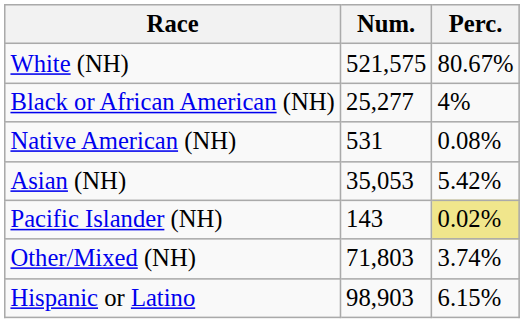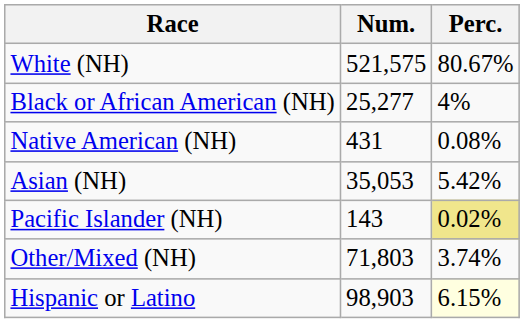(365, 141) 531 -> (365, 141) 431
(469, 297) no background -> (469, 297) lightyellow background
